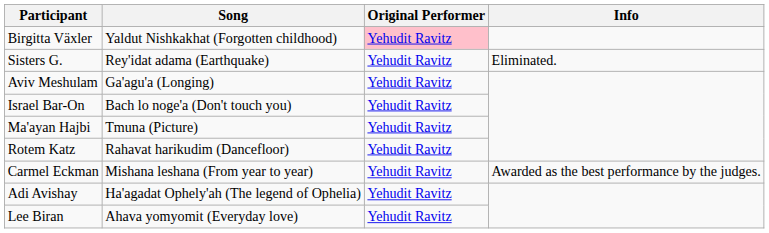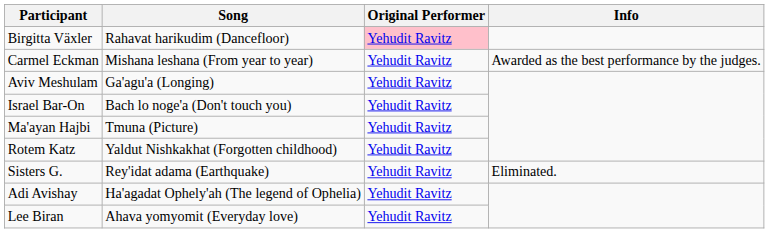(221, 37) Yaldut Nishkakhat (Forgotten childhood) -> (197, 37) Rahavat harikudim (Dancefloor)
rows swapped: (35, 60) <-> (53, 171)
(197, 149) Rahavat harikudim (Dancefloor) -> (221, 149) Yaldut Nishkakhat (Forgotten childhood)
